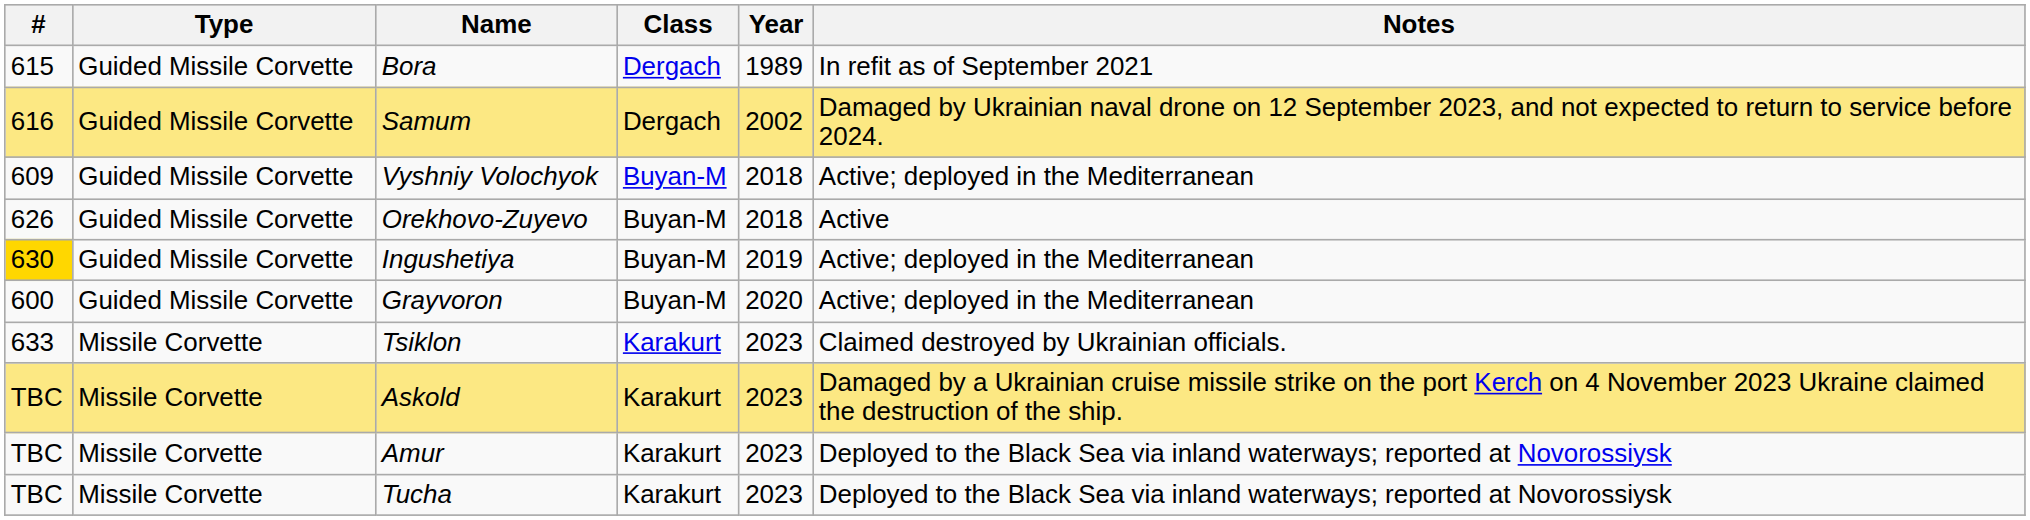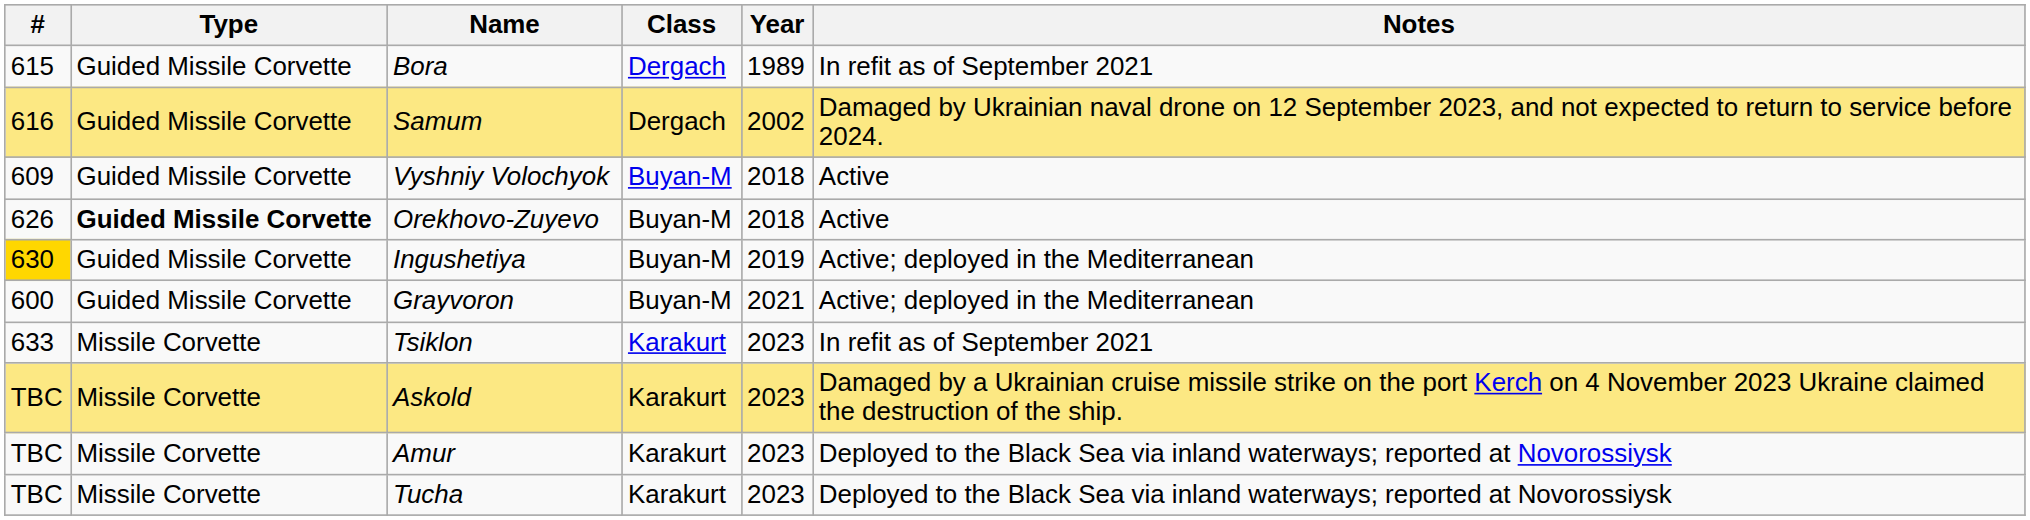(1036, 177) Active; deployed in the Mediterranean -> (854, 177) Active
(216, 218) normal -> (224, 218) bold
(774, 300) 2020 -> (776, 300) 2021
(1053, 341) Claimed destroyed by Ukrainian officials. -> (986, 341) In refit as of September 2021
